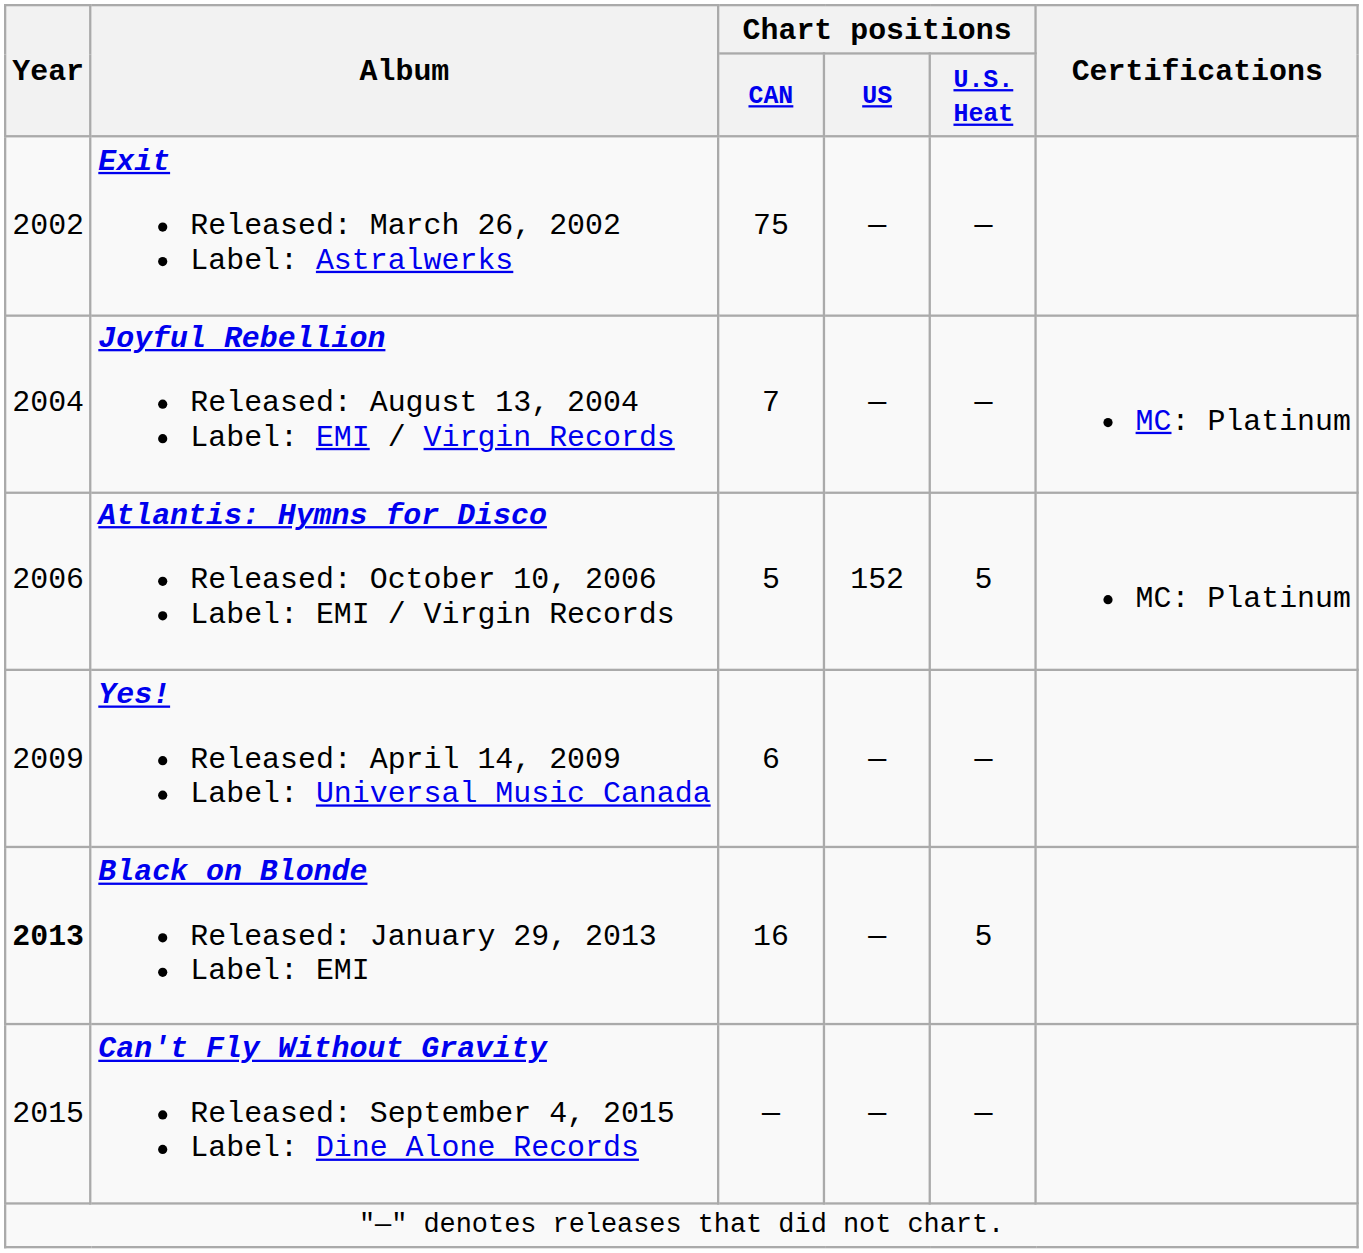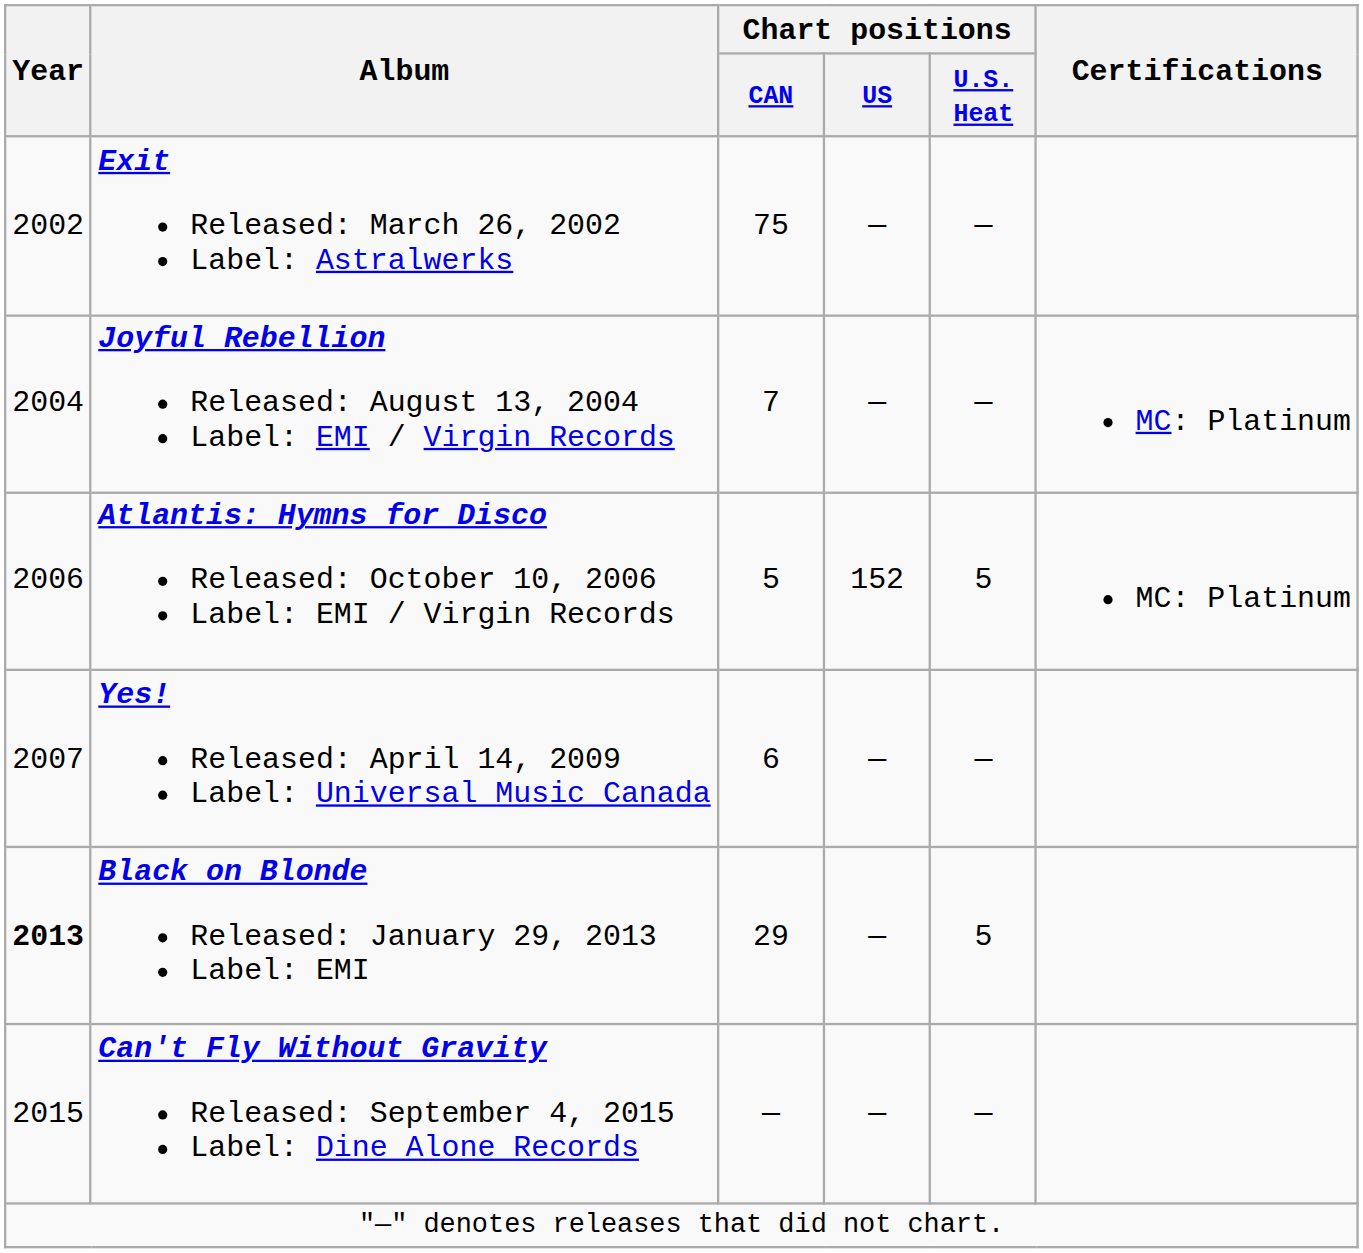(48, 758) 2009 -> (48, 758) 2007
(771, 936) 16 -> (771, 936) 29
